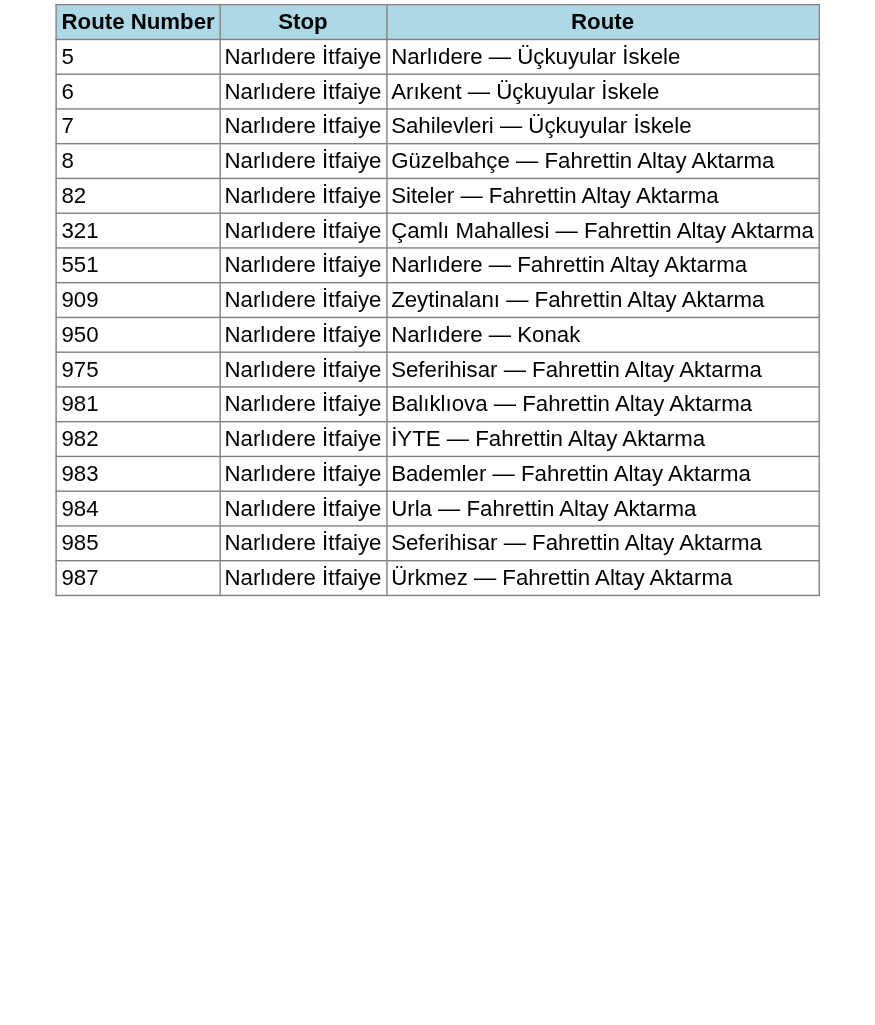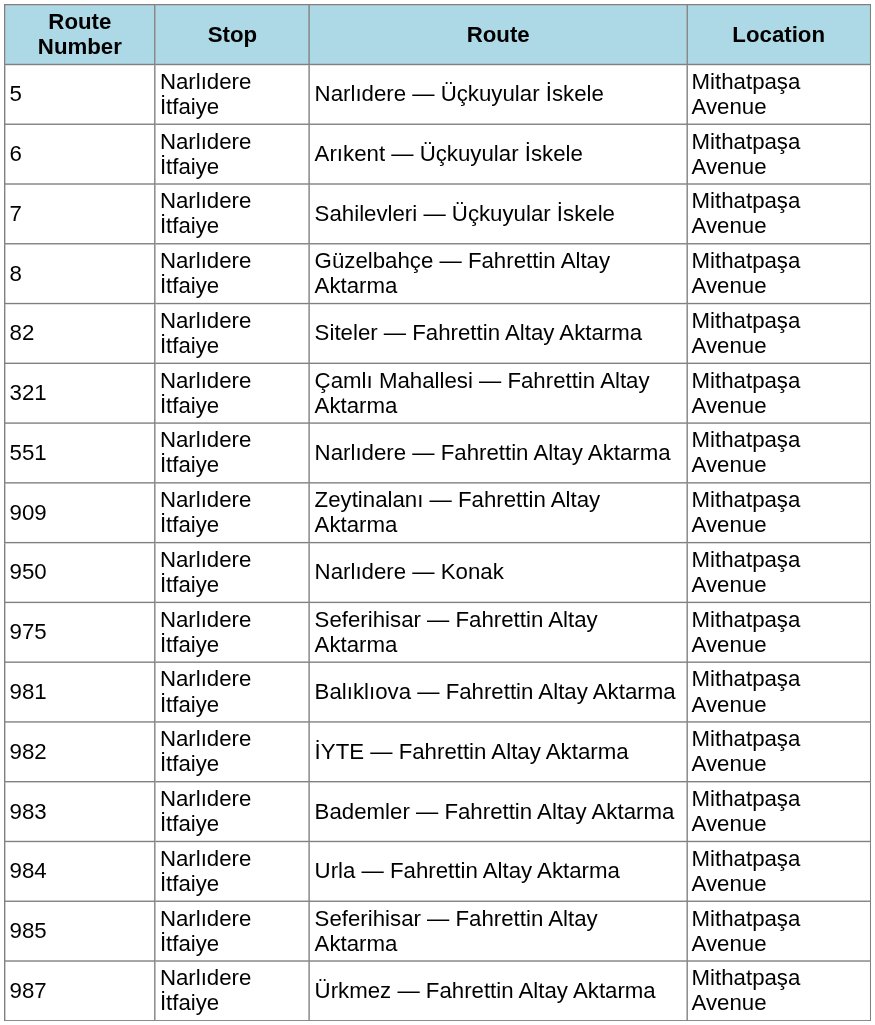+ column: (779, 34)
